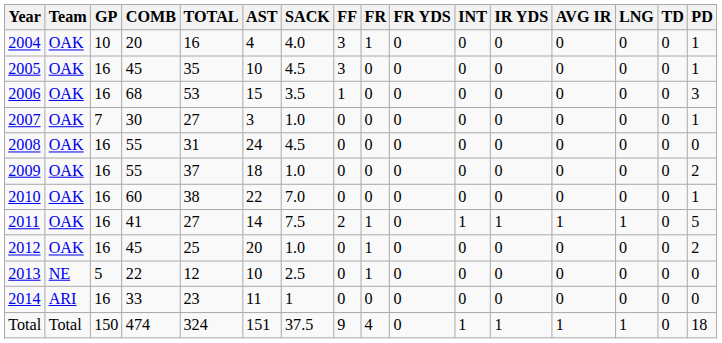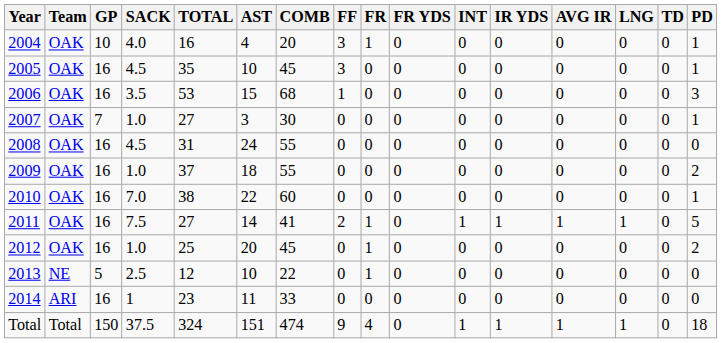columns swapped: (151, 17) <-> (307, 17)
